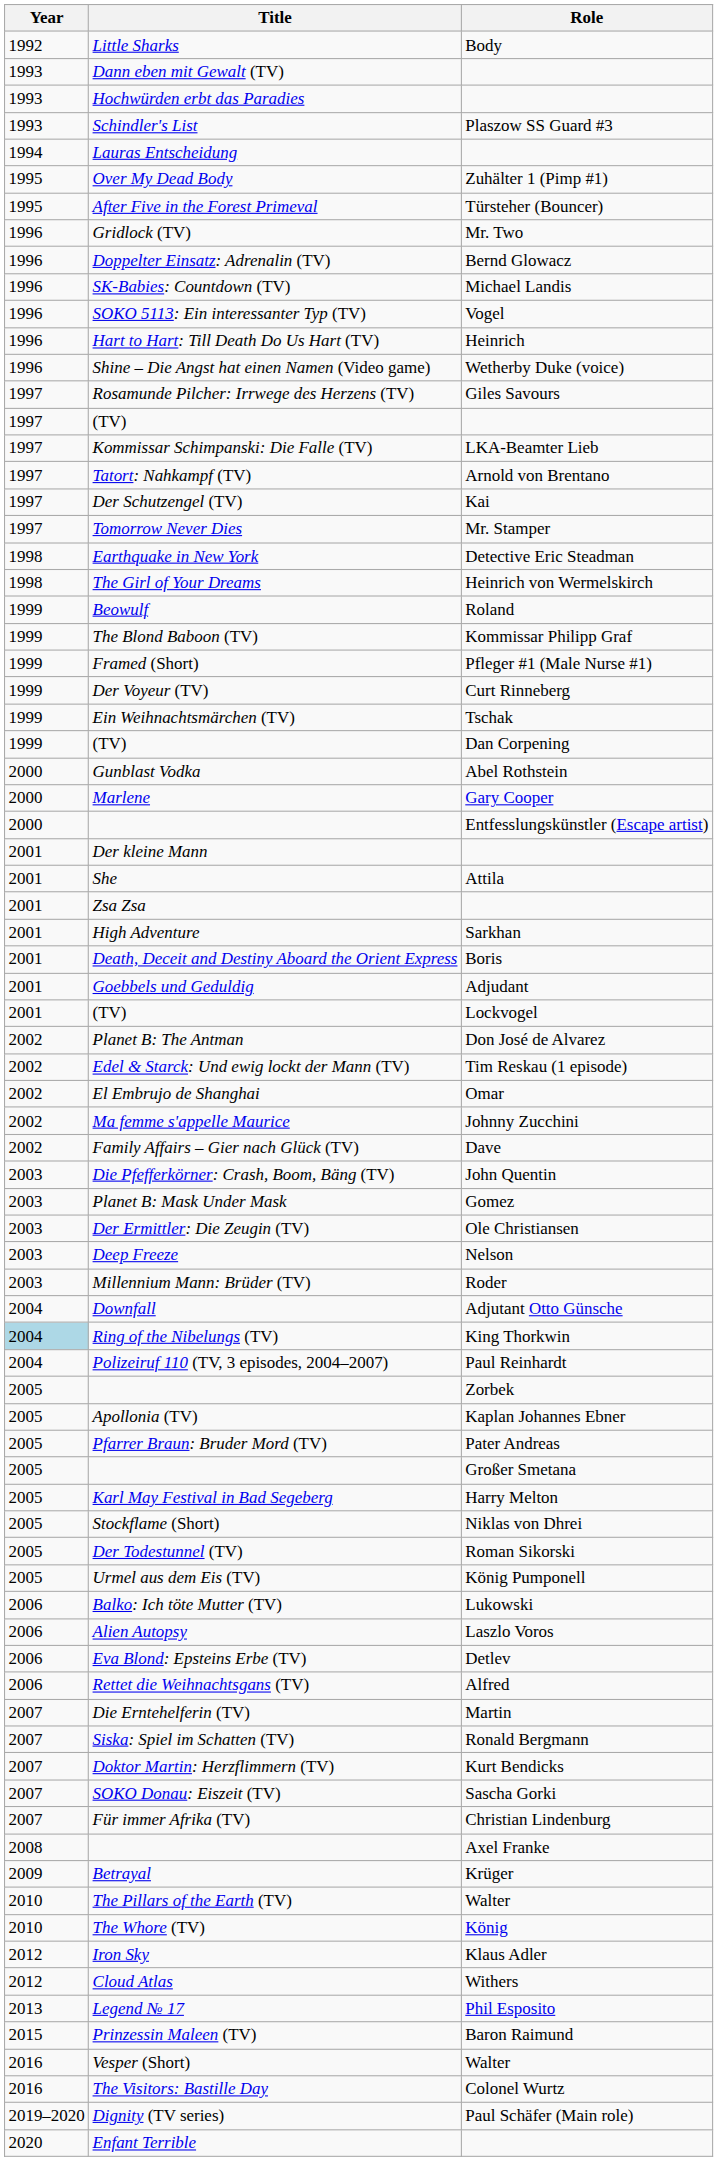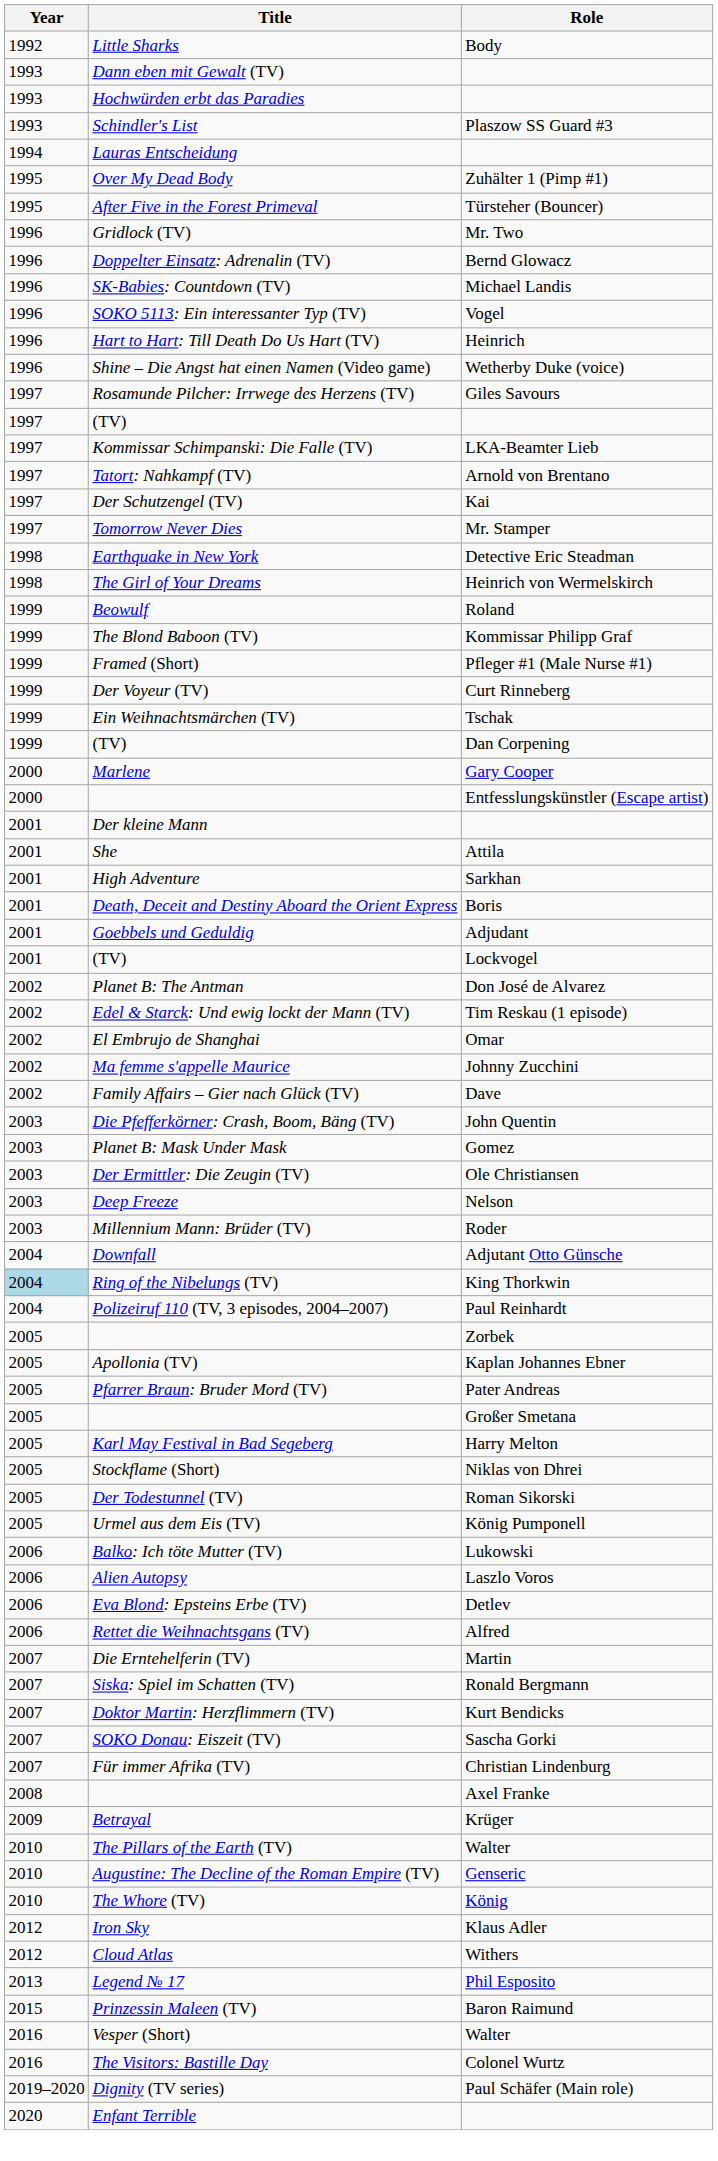- row: (147, 771)
- row: (119, 905)
+ row: (266, 1873)
